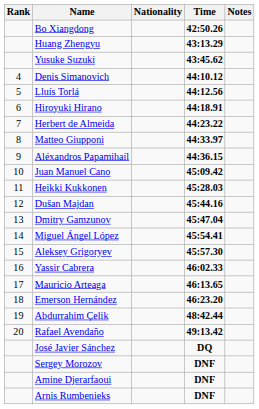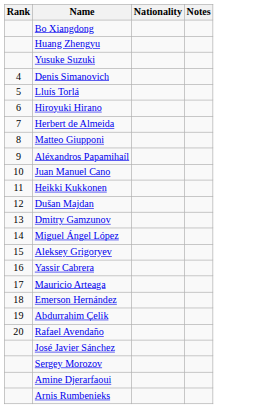- column: (205, 12)
